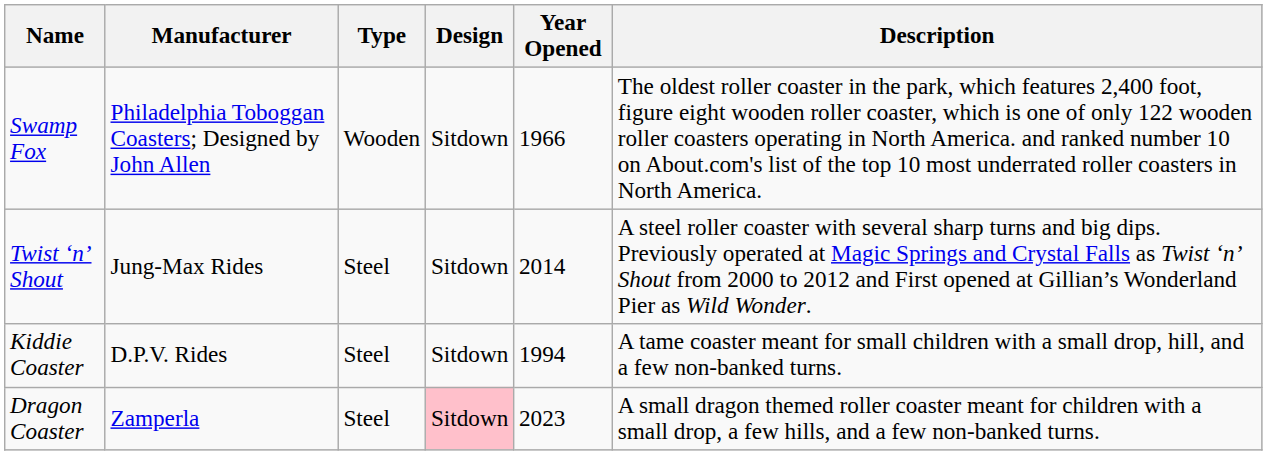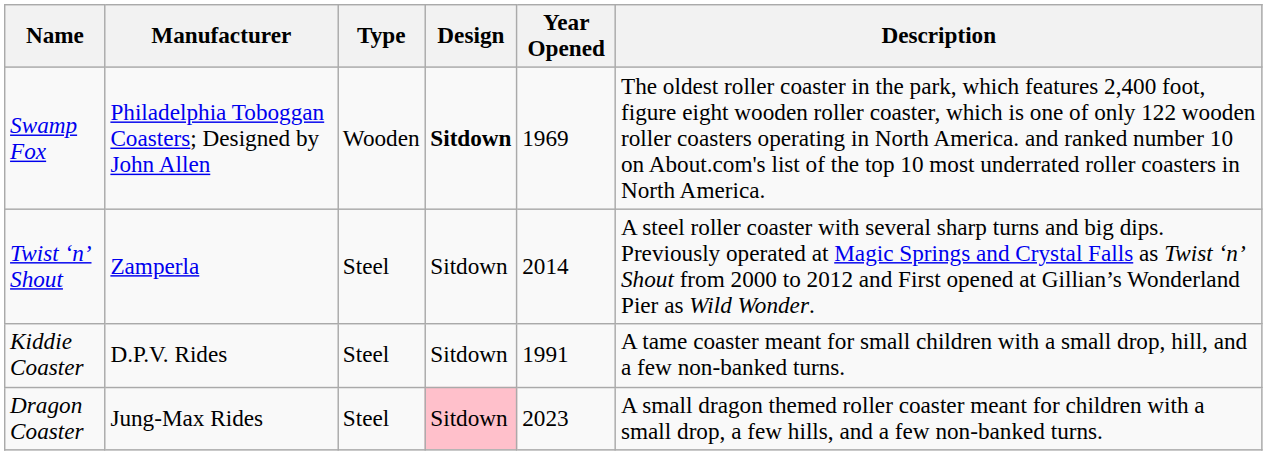(470, 137) normal -> (471, 137) bold
(542, 137) 1966 -> (545, 137) 1969
(187, 266) Jung-Max Rides -> (155, 266) Zamperla
(542, 355) 1994 -> (545, 355) 1991
(155, 418) Zamperla -> (187, 418) Jung-Max Rides
